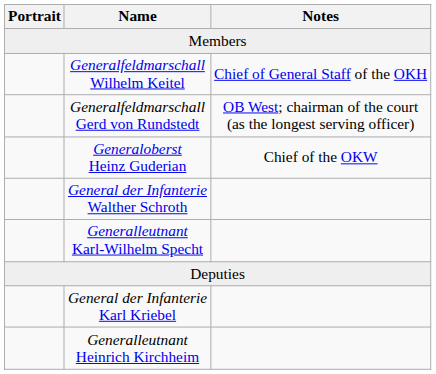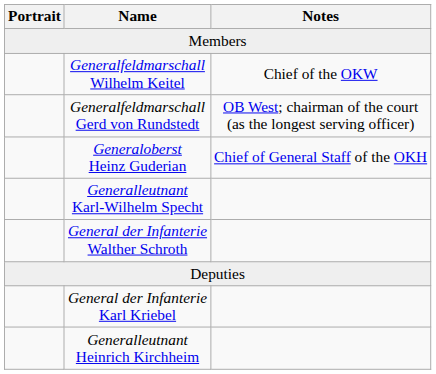(321, 74) Chief of General Staff of the OKH -> (321, 74) Chief of the OKW
(321, 157) Chief of the OKW -> (321, 157) Chief of General Staff of the OKH
rows swapped: (138, 198) <-> (138, 240)
